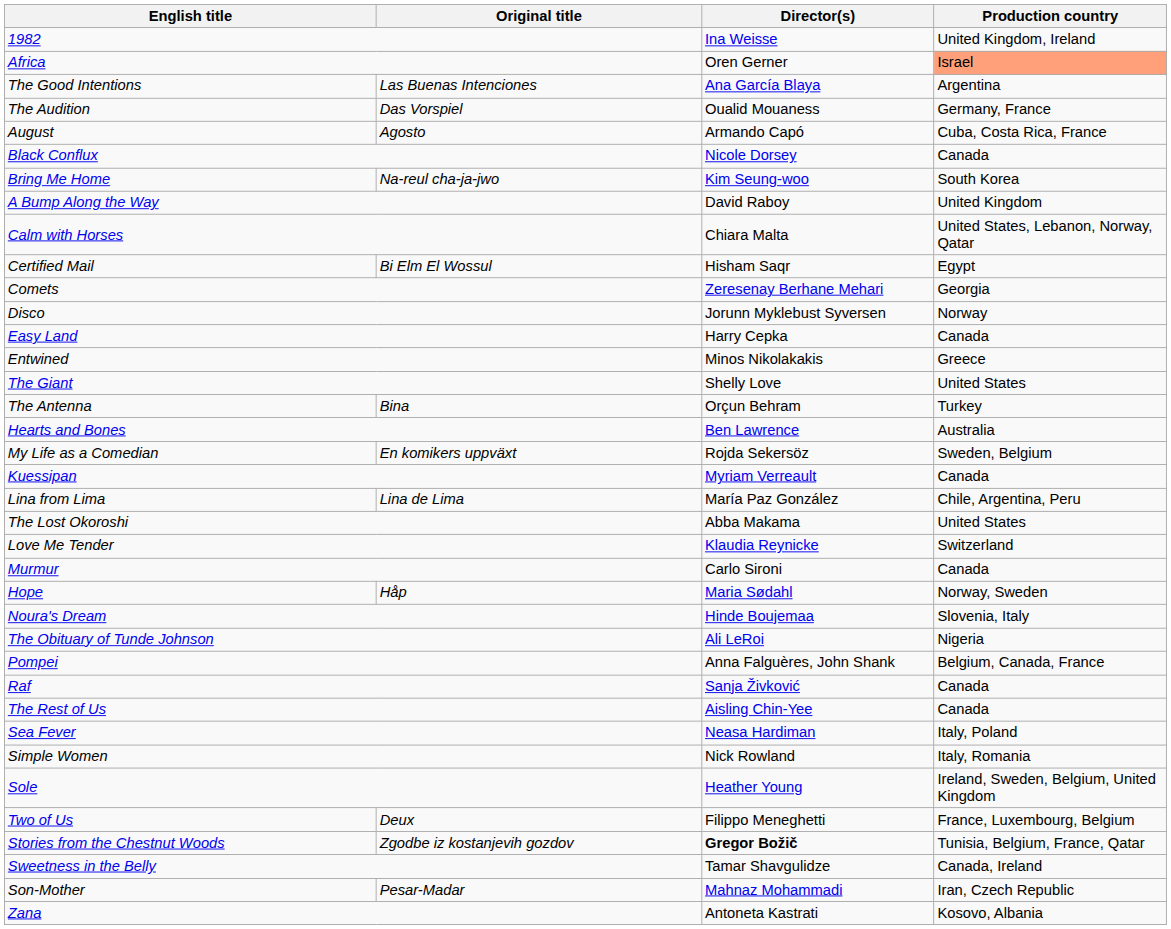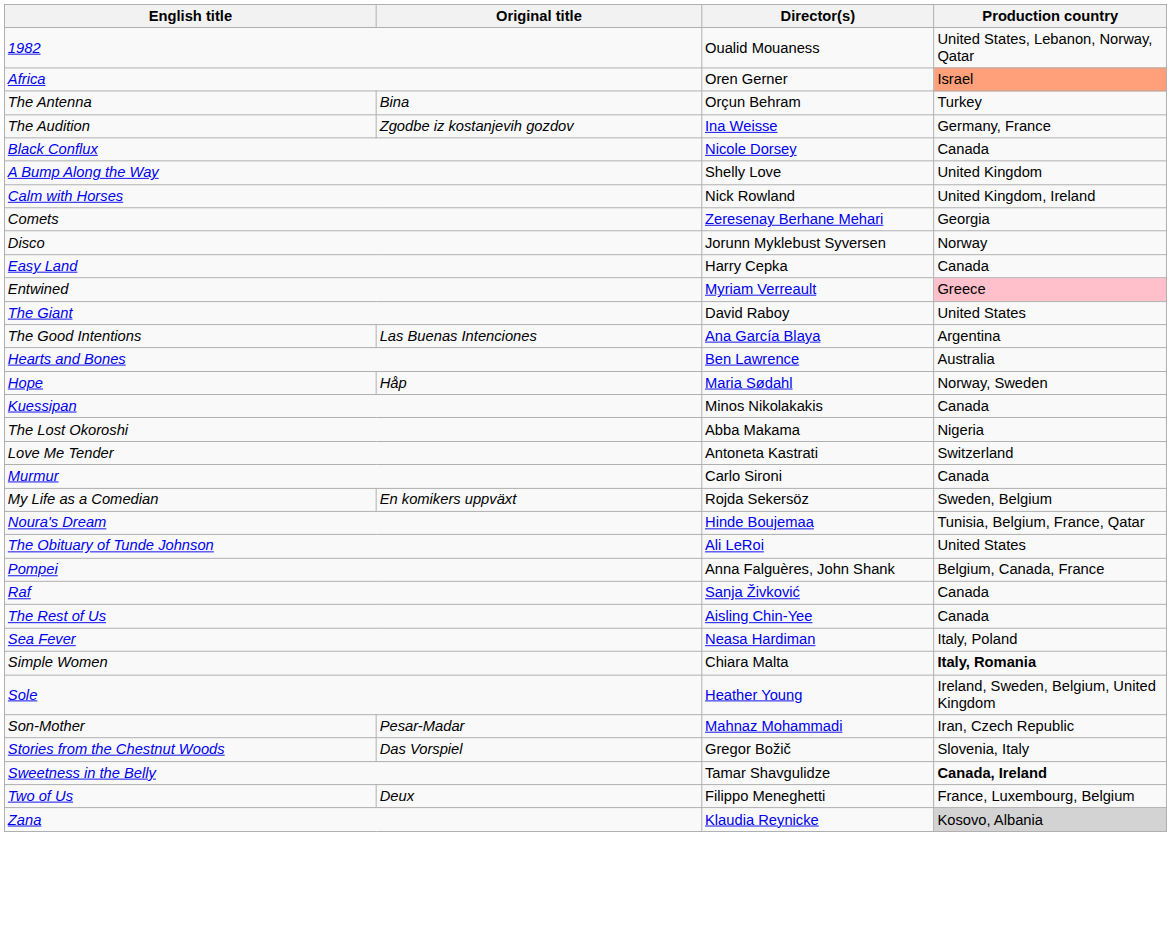(741, 39) Ina Weisse -> (762, 47) Oualid Mouaness
(1016, 39) United Kingdom, Ireland -> (1045, 47) United States, Lebanon, Norway, Qatar
rows swapped: (50, 406) <-> (75, 86)
(421, 109) Das Vorspiel -> (477, 126) Zgodbe iz kostanjevih gozdov
(762, 109) Oualid Mouaness -> (741, 126) Ina Weisse
- row: (31, 132)
- row: (59, 179)
(747, 202) David Raboy -> (743, 172) Shelly Love
(747, 234) Chiara Malta -> (750, 196) Nick Rowland
(1045, 234) United States, Lebanon, Norway, Qatar -> (1016, 196) United Kingdom, Ireland
- row: (51, 266)
(764, 359) Minos Nikolakakis -> (761, 289) Myriam Verreault
(962, 359) no background -> (962, 289) pink background
(743, 382) Shelly Love -> (747, 312) David Raboy
rows swapped: (25, 593) <-> (83, 452)
(761, 476) Myriam Verreault -> (764, 406) Minos Nikolakakis
- row: (57, 499)
(982, 522) United States -> (961, 429) Nigeria
(762, 546) Klaudia Reynicke -> (761, 452) Antoneta Kastrati
(983, 616) Slovenia, Italy -> (1041, 522) Tunisia, Belgium, France, Qatar
(961, 639) Nigeria -> (982, 546) United States
(750, 756) Nick Rowland -> (747, 663) Chiara Malta
(984, 756) normal -> (987, 663) bold
rows swapped: (46, 889) <-> (40, 819)
(477, 843) Zgodbe iz kostanjevih gozdov -> (421, 749) Das Vorspiel
(751, 843) bold -> (748, 749) normal
(1041, 843) Tunisia, Belgium, France, Qatar -> (983, 749) Slovenia, Italy
(990, 866) normal -> (992, 772) bold
(761, 913) Antoneta Kastrati -> (762, 819) Klaudia Reynicke
(990, 913) no background -> (990, 819) lightgrey background
